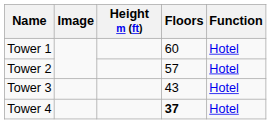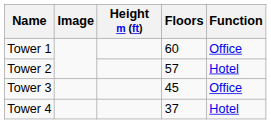(224, 48) Hotel -> (226, 48) Office
(172, 88) 43 -> (172, 88) 45
(224, 88) Hotel -> (226, 88) Office
(172, 108) bold -> (172, 108) normal
